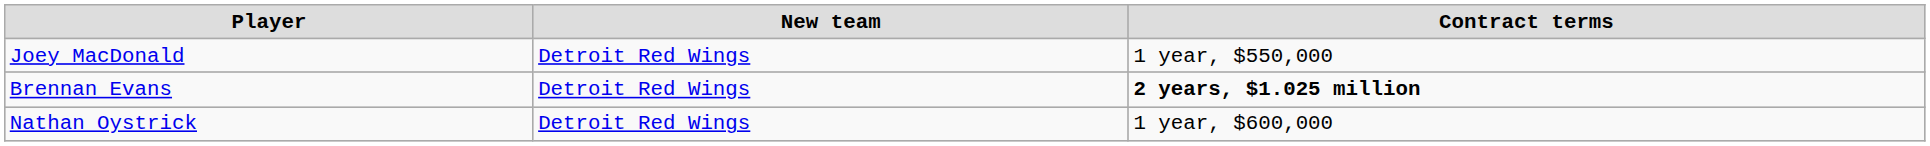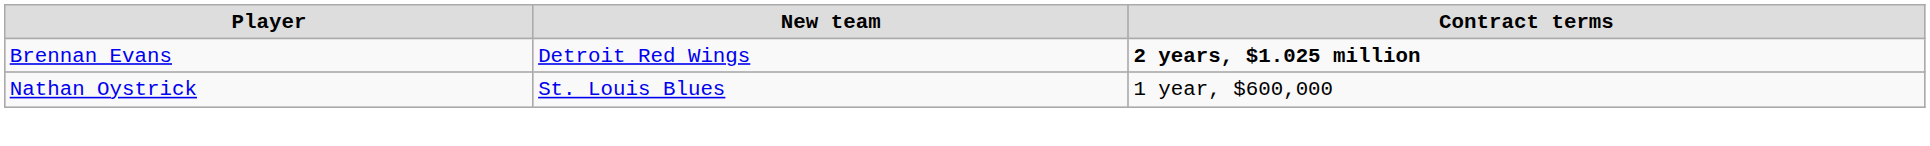- row: (97, 56)
(644, 123) Detroit Red Wings -> (632, 90) St. Louis Blues
